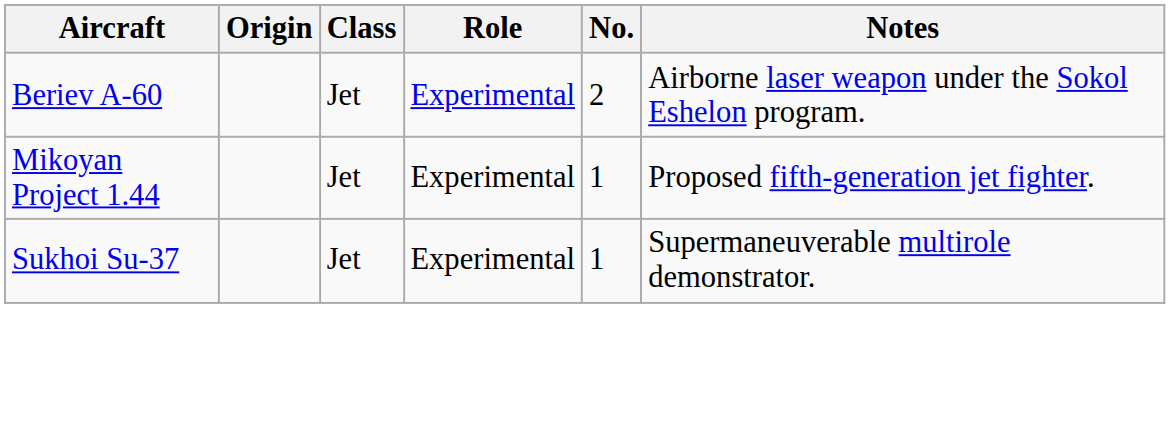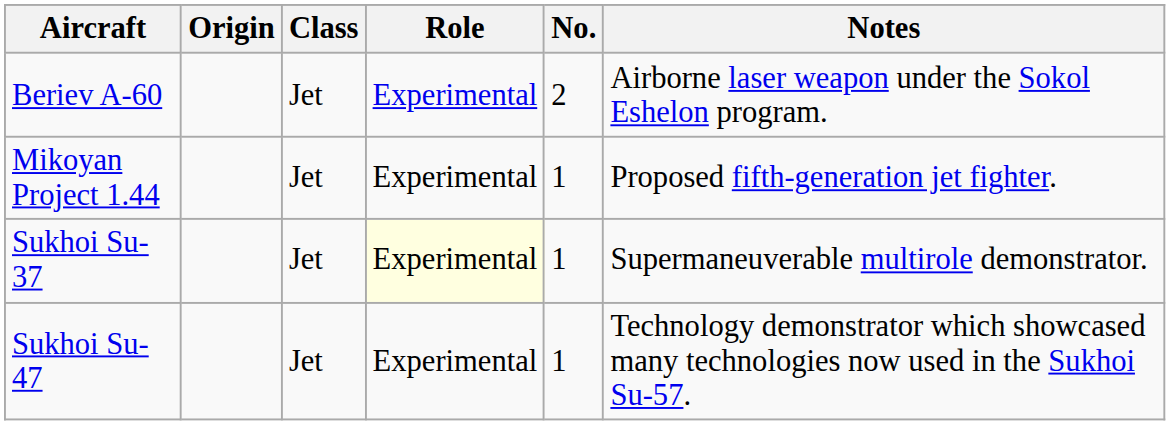(493, 260) no background -> (455, 260) lightyellow background
+ row: (80, 360)
